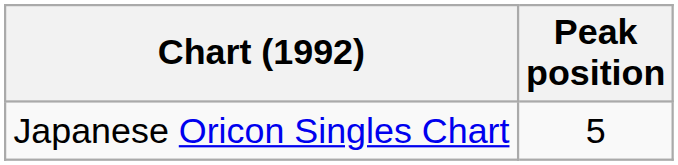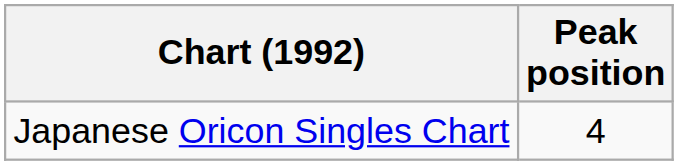(596, 130) 5 -> (596, 130) 4
